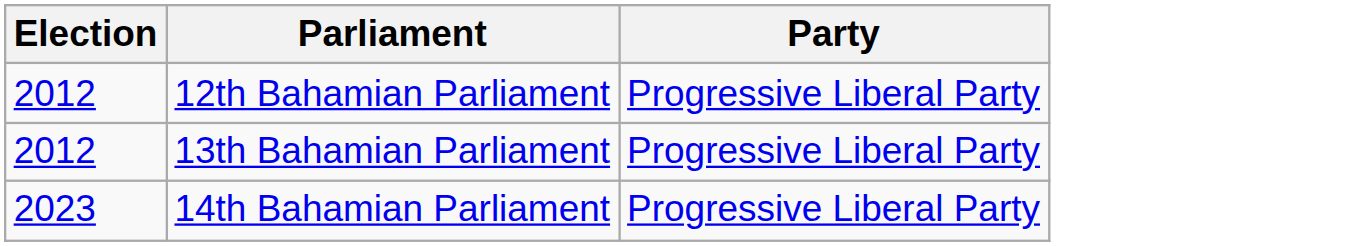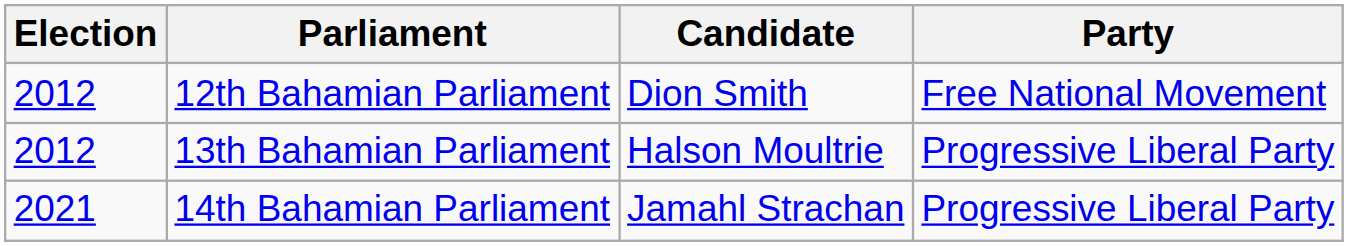+ column: (766, 33)
(834, 92) Progressive Liberal Party -> (1124, 92) Free National Movement
(55, 209) 2023 -> (55, 209) 2021
